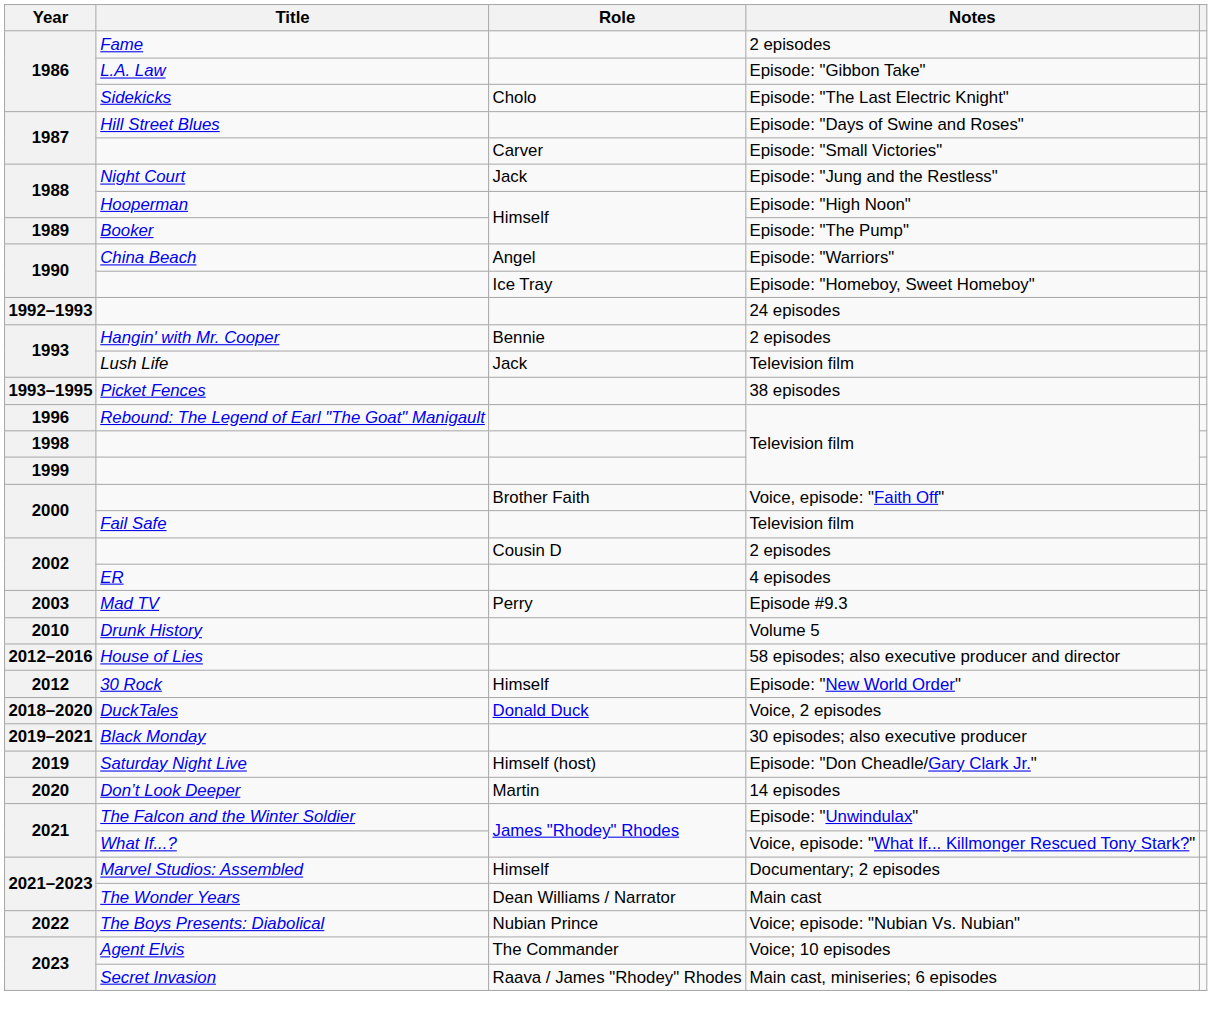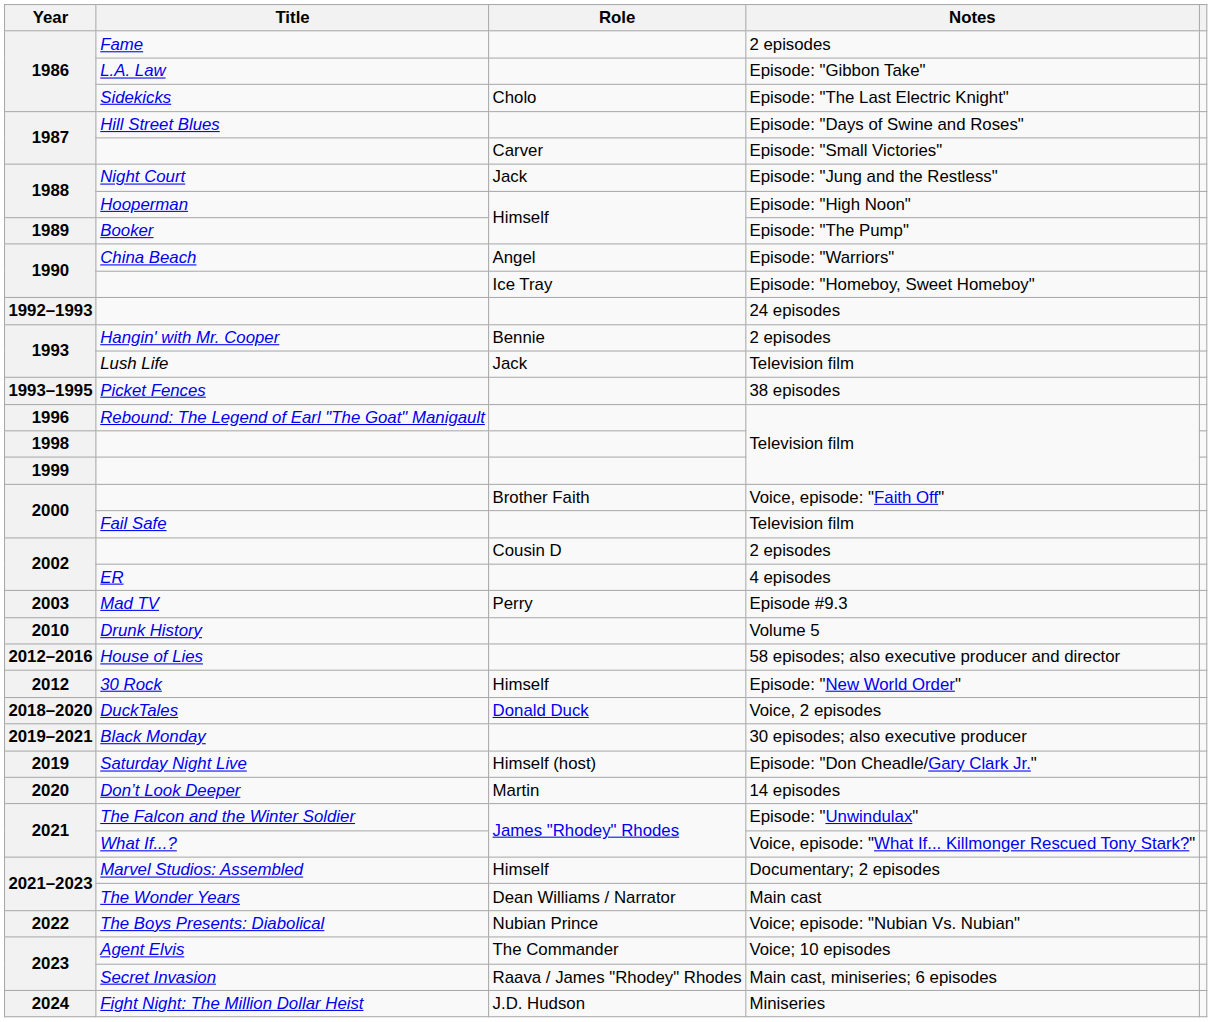+ row: (50, 1003)
